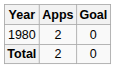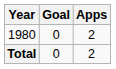columns swapped: (58, 15) <-> (93, 15)
